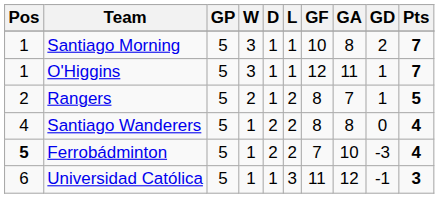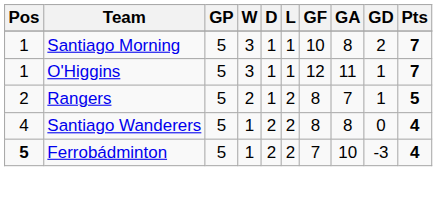- row: (125, 179)
